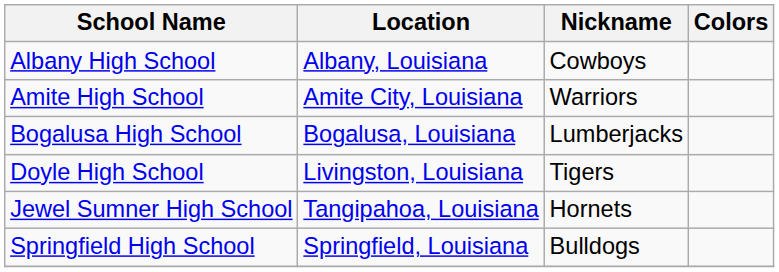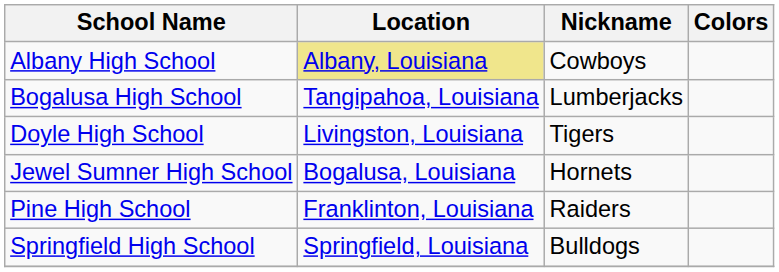(395, 60) no background -> (395, 60) khaki background
- row: (107, 97)
(409, 135) Bogalusa, Louisiana -> (421, 97) Tangipahoa, Louisiana
(421, 209) Tangipahoa, Louisiana -> (409, 172) Bogalusa, Louisiana
+ row: (100, 209)
